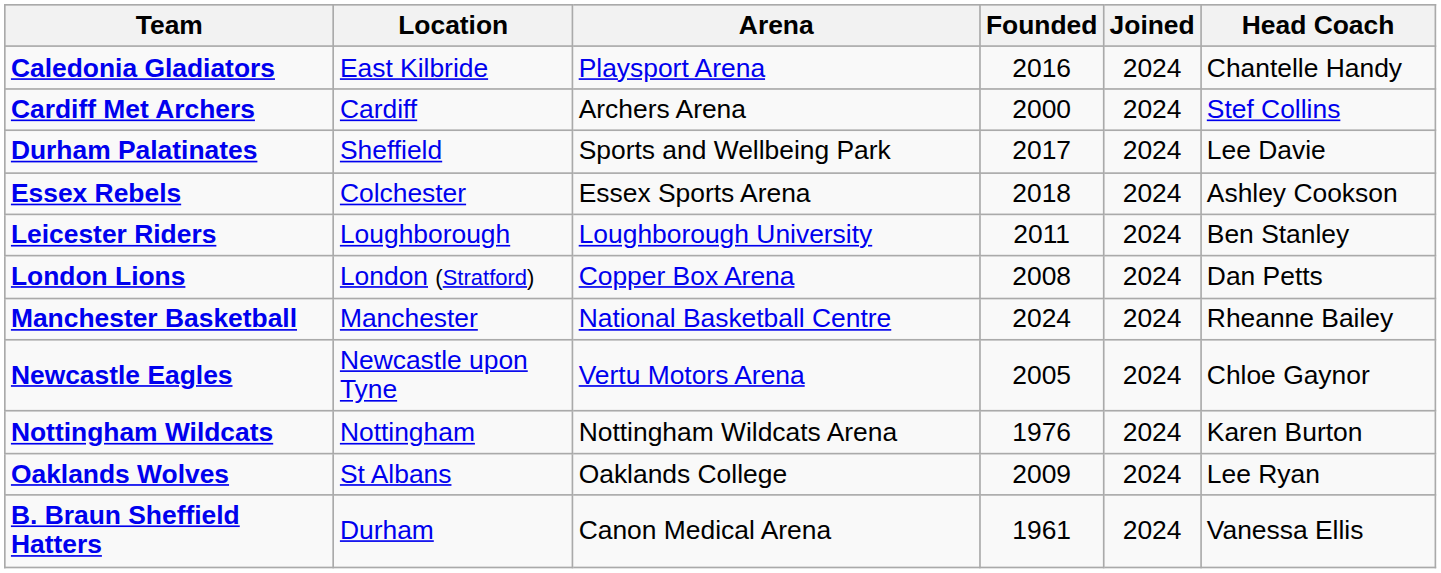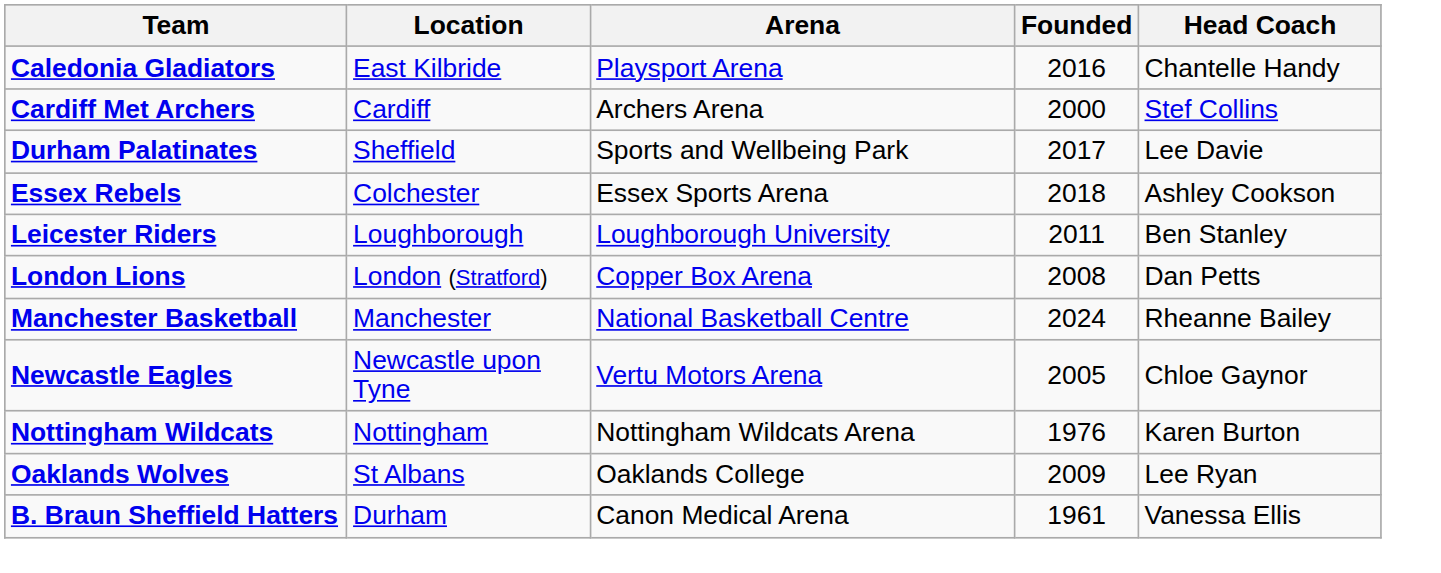- column: (1152, 25)
